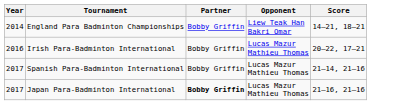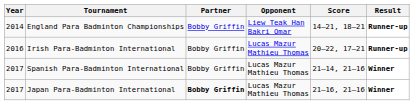+ column: (388, 10)
